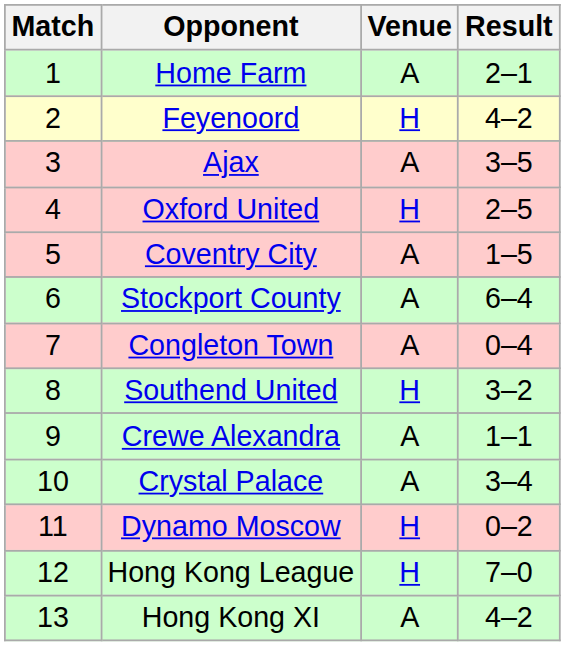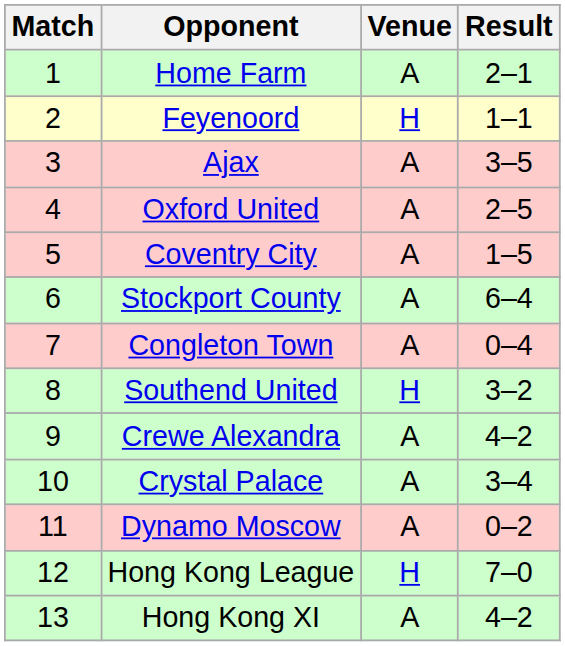(509, 118) 4–2 -> (509, 118) 1–1
(410, 208) H -> (410, 208) A
(509, 436) 1–1 -> (509, 436) 4–2
(410, 526) H -> (410, 526) A
